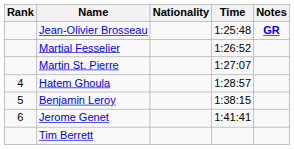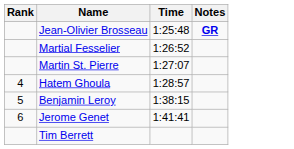- column: (181, 13)
